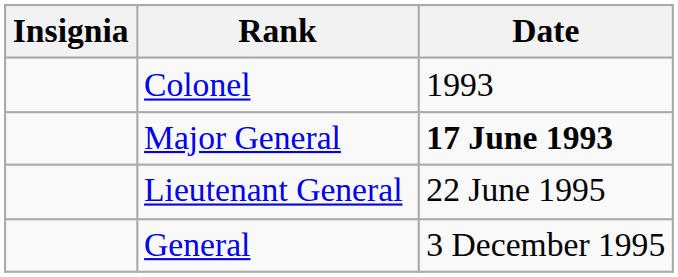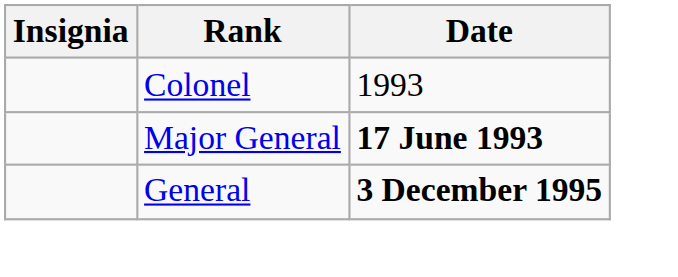- row: (277, 191)
(546, 244) normal -> (479, 191) bold
